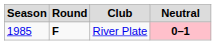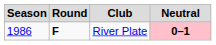(19, 31) 1985 -> (19, 31) 1986
